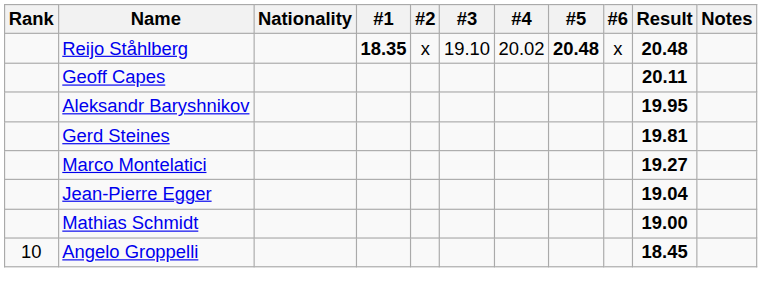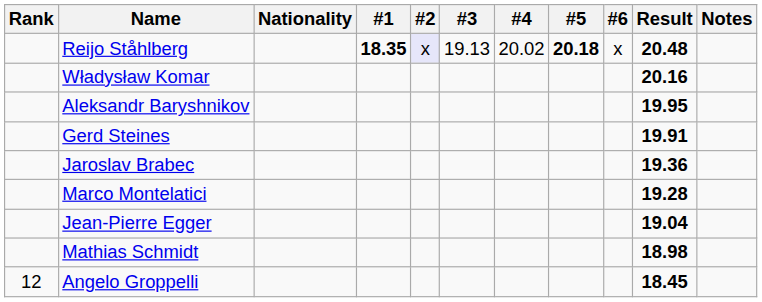(425, 48) no background -> (425, 48) lavender background
(467, 48) 19.10 -> (467, 48) 19.13
(576, 48) 20.48 -> (576, 48) 20.18
+ row: (136, 77)
- row: (114, 77)
(665, 135) 19.81 -> (665, 135) 19.91
+ row: (128, 164)
(665, 164) 19.27 -> (665, 194) 19.28
(665, 223) 19.00 -> (665, 252) 18.98
(31, 252) 10 -> (31, 281) 12
